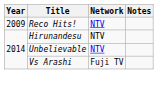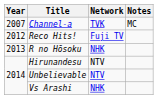+ row: (51, 24)
(16, 24) 2009 -> (16, 37) 2012
(97, 24) NTV -> (107, 37) Fuji TV
+ row: (55, 50)
(107, 62) Fuji TV -> (97, 88) NHK
